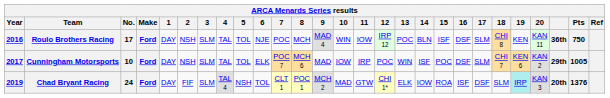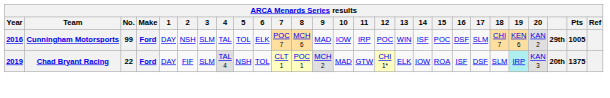- row: (73, 40)
(15, 61) 2017 -> (15, 40) 2016
(129, 61) 10 -> (129, 40) 99
(129, 82) 24 -> (129, 61) 22
(579, 82) 1376 -> (577, 61) 1375
